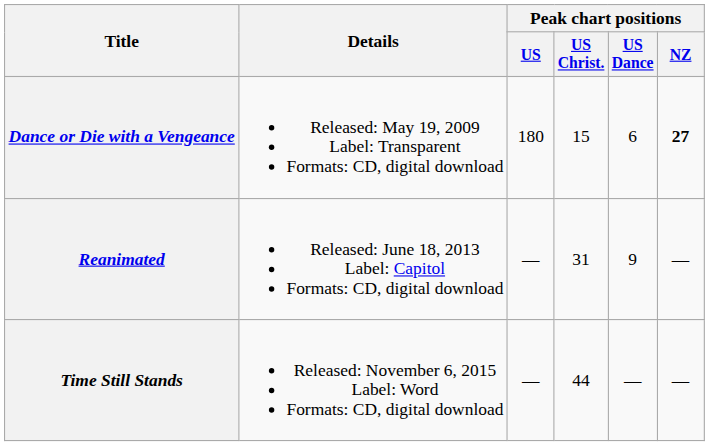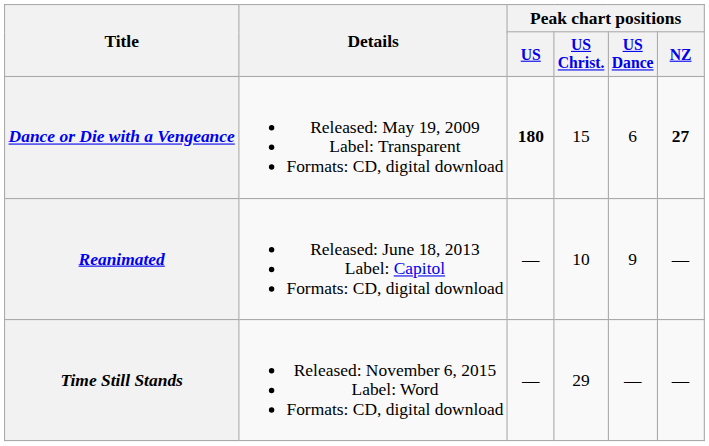(531, 137) normal -> (531, 137) bold
(581, 258) 31 -> (581, 258) 10
(581, 380) 44 -> (581, 380) 29
